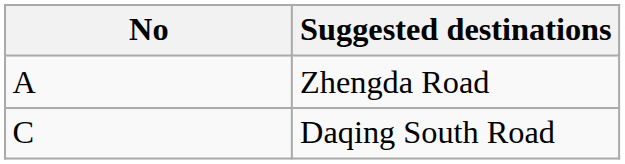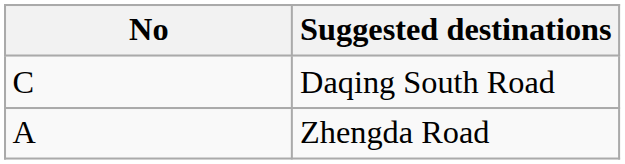rows swapped: (395, 81) <-> (428, 132)
